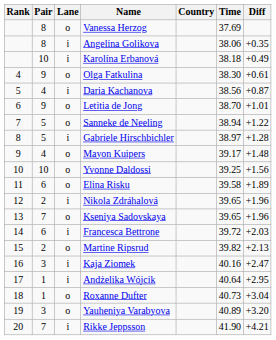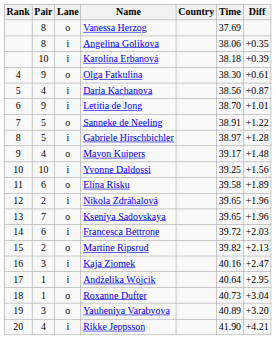(257, 59) +0.49 -> (257, 59) +0.39
(68, 106) o -> (68, 106) i
(230, 122) 38.94 -> (230, 122) 38.91
(68, 169) o -> (68, 169) i
(43, 327) 7 -> (43, 327) 4
